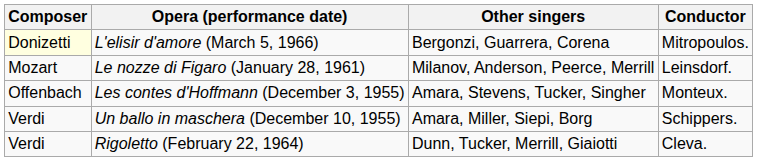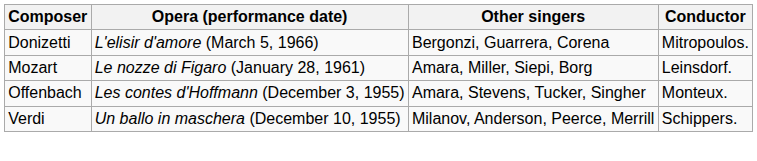(39, 42) lightyellow background -> (39, 42) no background
(533, 67) Milanov, Anderson, Peerce, Merrill -> (502, 67) Amara, Miller, Siepi, Borg
(502, 118) Amara, Miller, Siepi, Borg -> (533, 118) Milanov, Anderson, Peerce, Merrill
- row: (199, 144)
